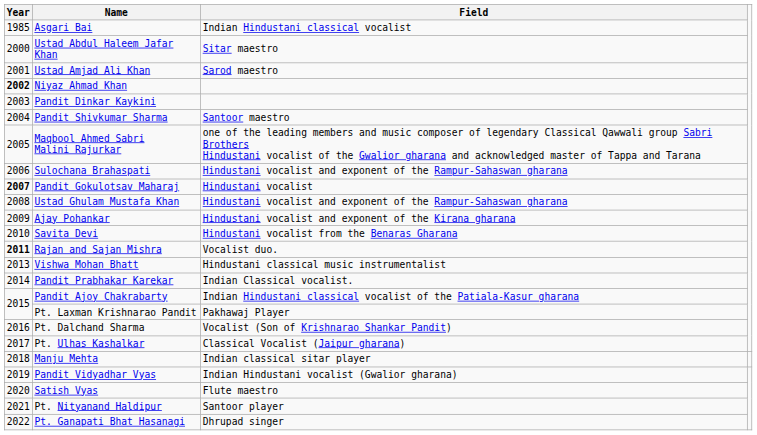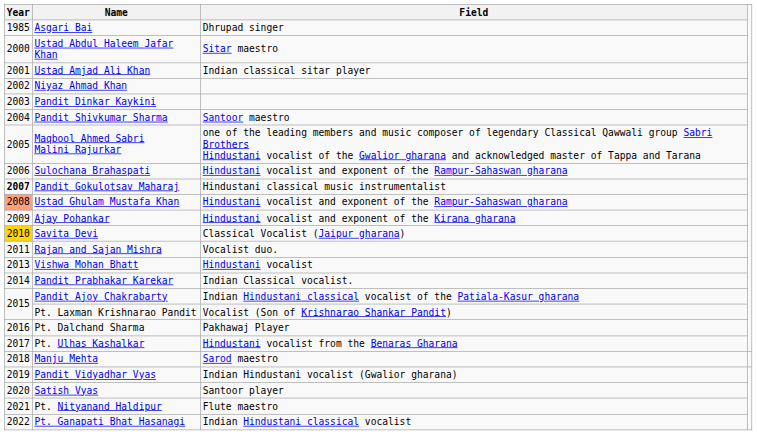(307, 28) Indian Hindustani classical vocalist -> (243, 28) Dhrupad singer
(240, 70) Sarod maestro -> (287, 70) Indian classical sitar player
(18, 86) bold -> (18, 86) normal
(258, 187) Hindustani vocalist -> (324, 187) Hindustani classical music instrumentalist
(18, 202) no background -> (18, 202) lightsalmon background
(18, 234) no background -> (18, 234) gold background
(330, 234) Hindustani vocalist from the Benaras Gharana -> (304, 234) Classical Vocalist (Jaipur gharana)
(18, 249) bold -> (18, 249) normal
(324, 265) Hindustani classical music instrumentalist -> (258, 265) Hindustani vocalist
(246, 312) Pakhawaj Player -> (327, 312) Vocalist (Son of Krishnarao Shankar Pandit)
(327, 328) Vocalist (Son of Krishnarao Shankar Pandit) -> (246, 328) Pakhawaj Player
(304, 343) Classical Vocalist (Jaipur gharana) -> (330, 343) Hindustani vocalist from the Benaras Gharana
(287, 359) Indian classical sitar player -> (240, 359) Sarod maestro
(240, 390) Flute maestro -> (243, 390) Santoor player
(243, 406) Santoor player -> (240, 406) Flute maestro
(243, 422) Dhrupad singer -> (307, 422) Indian Hindustani classical vocalist
